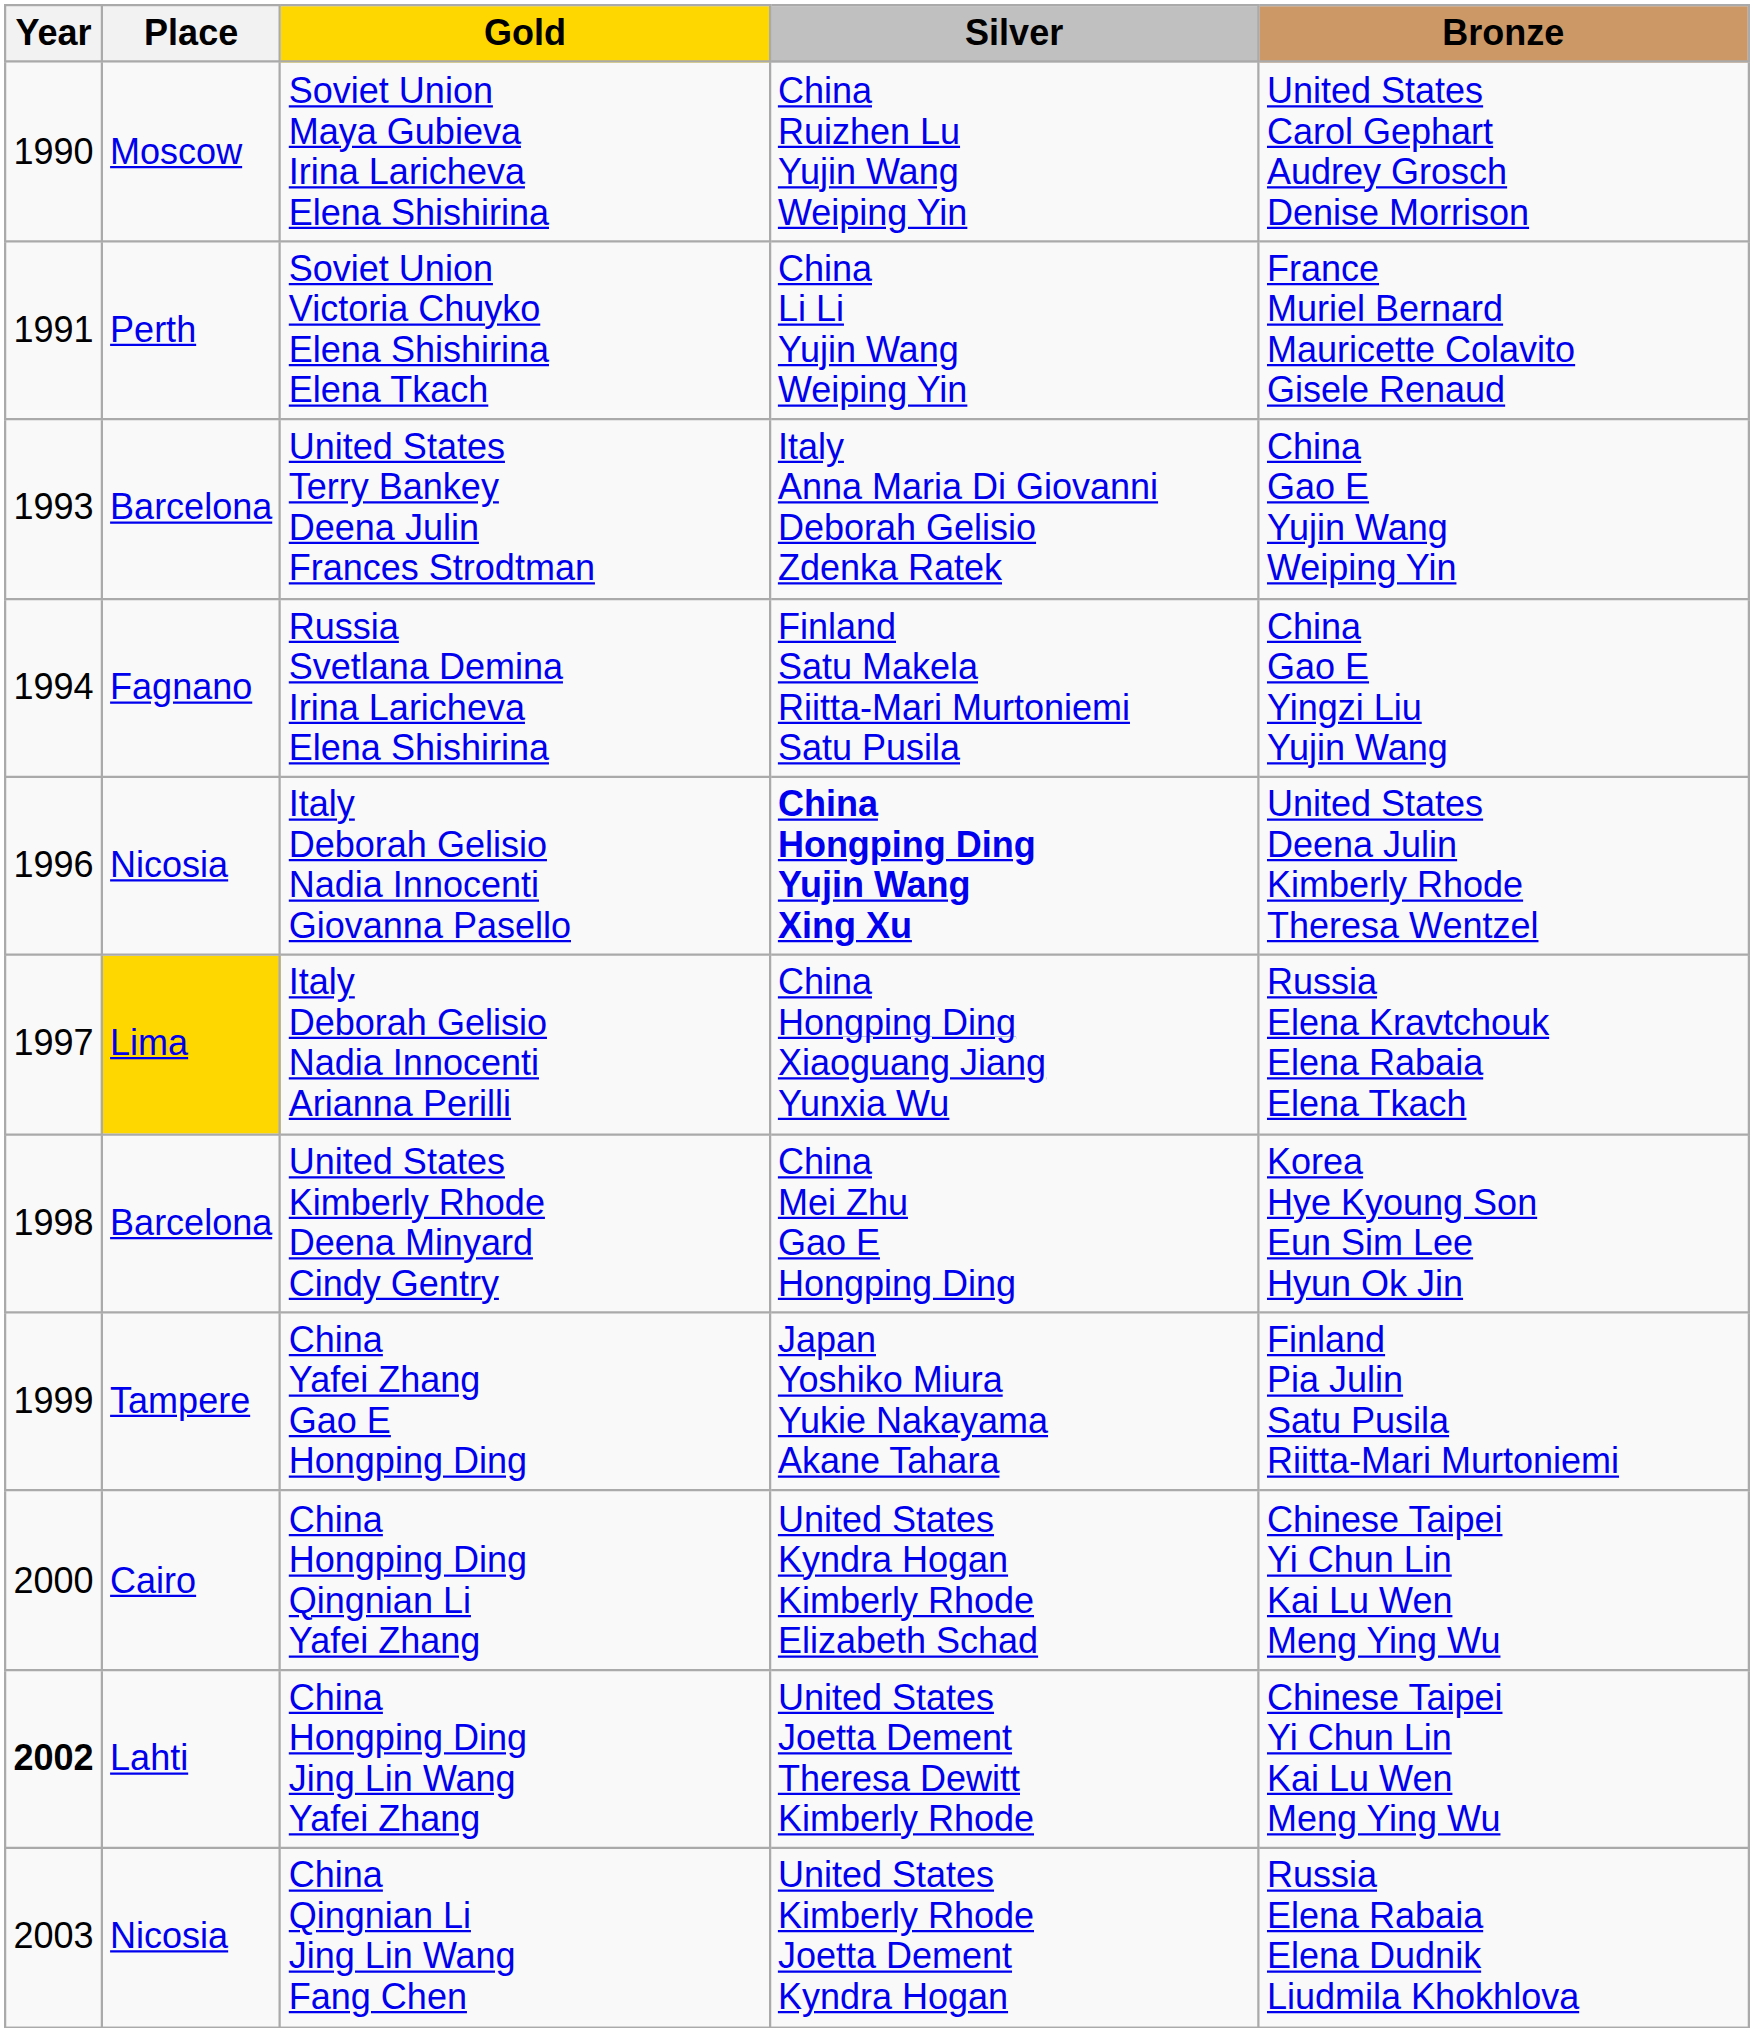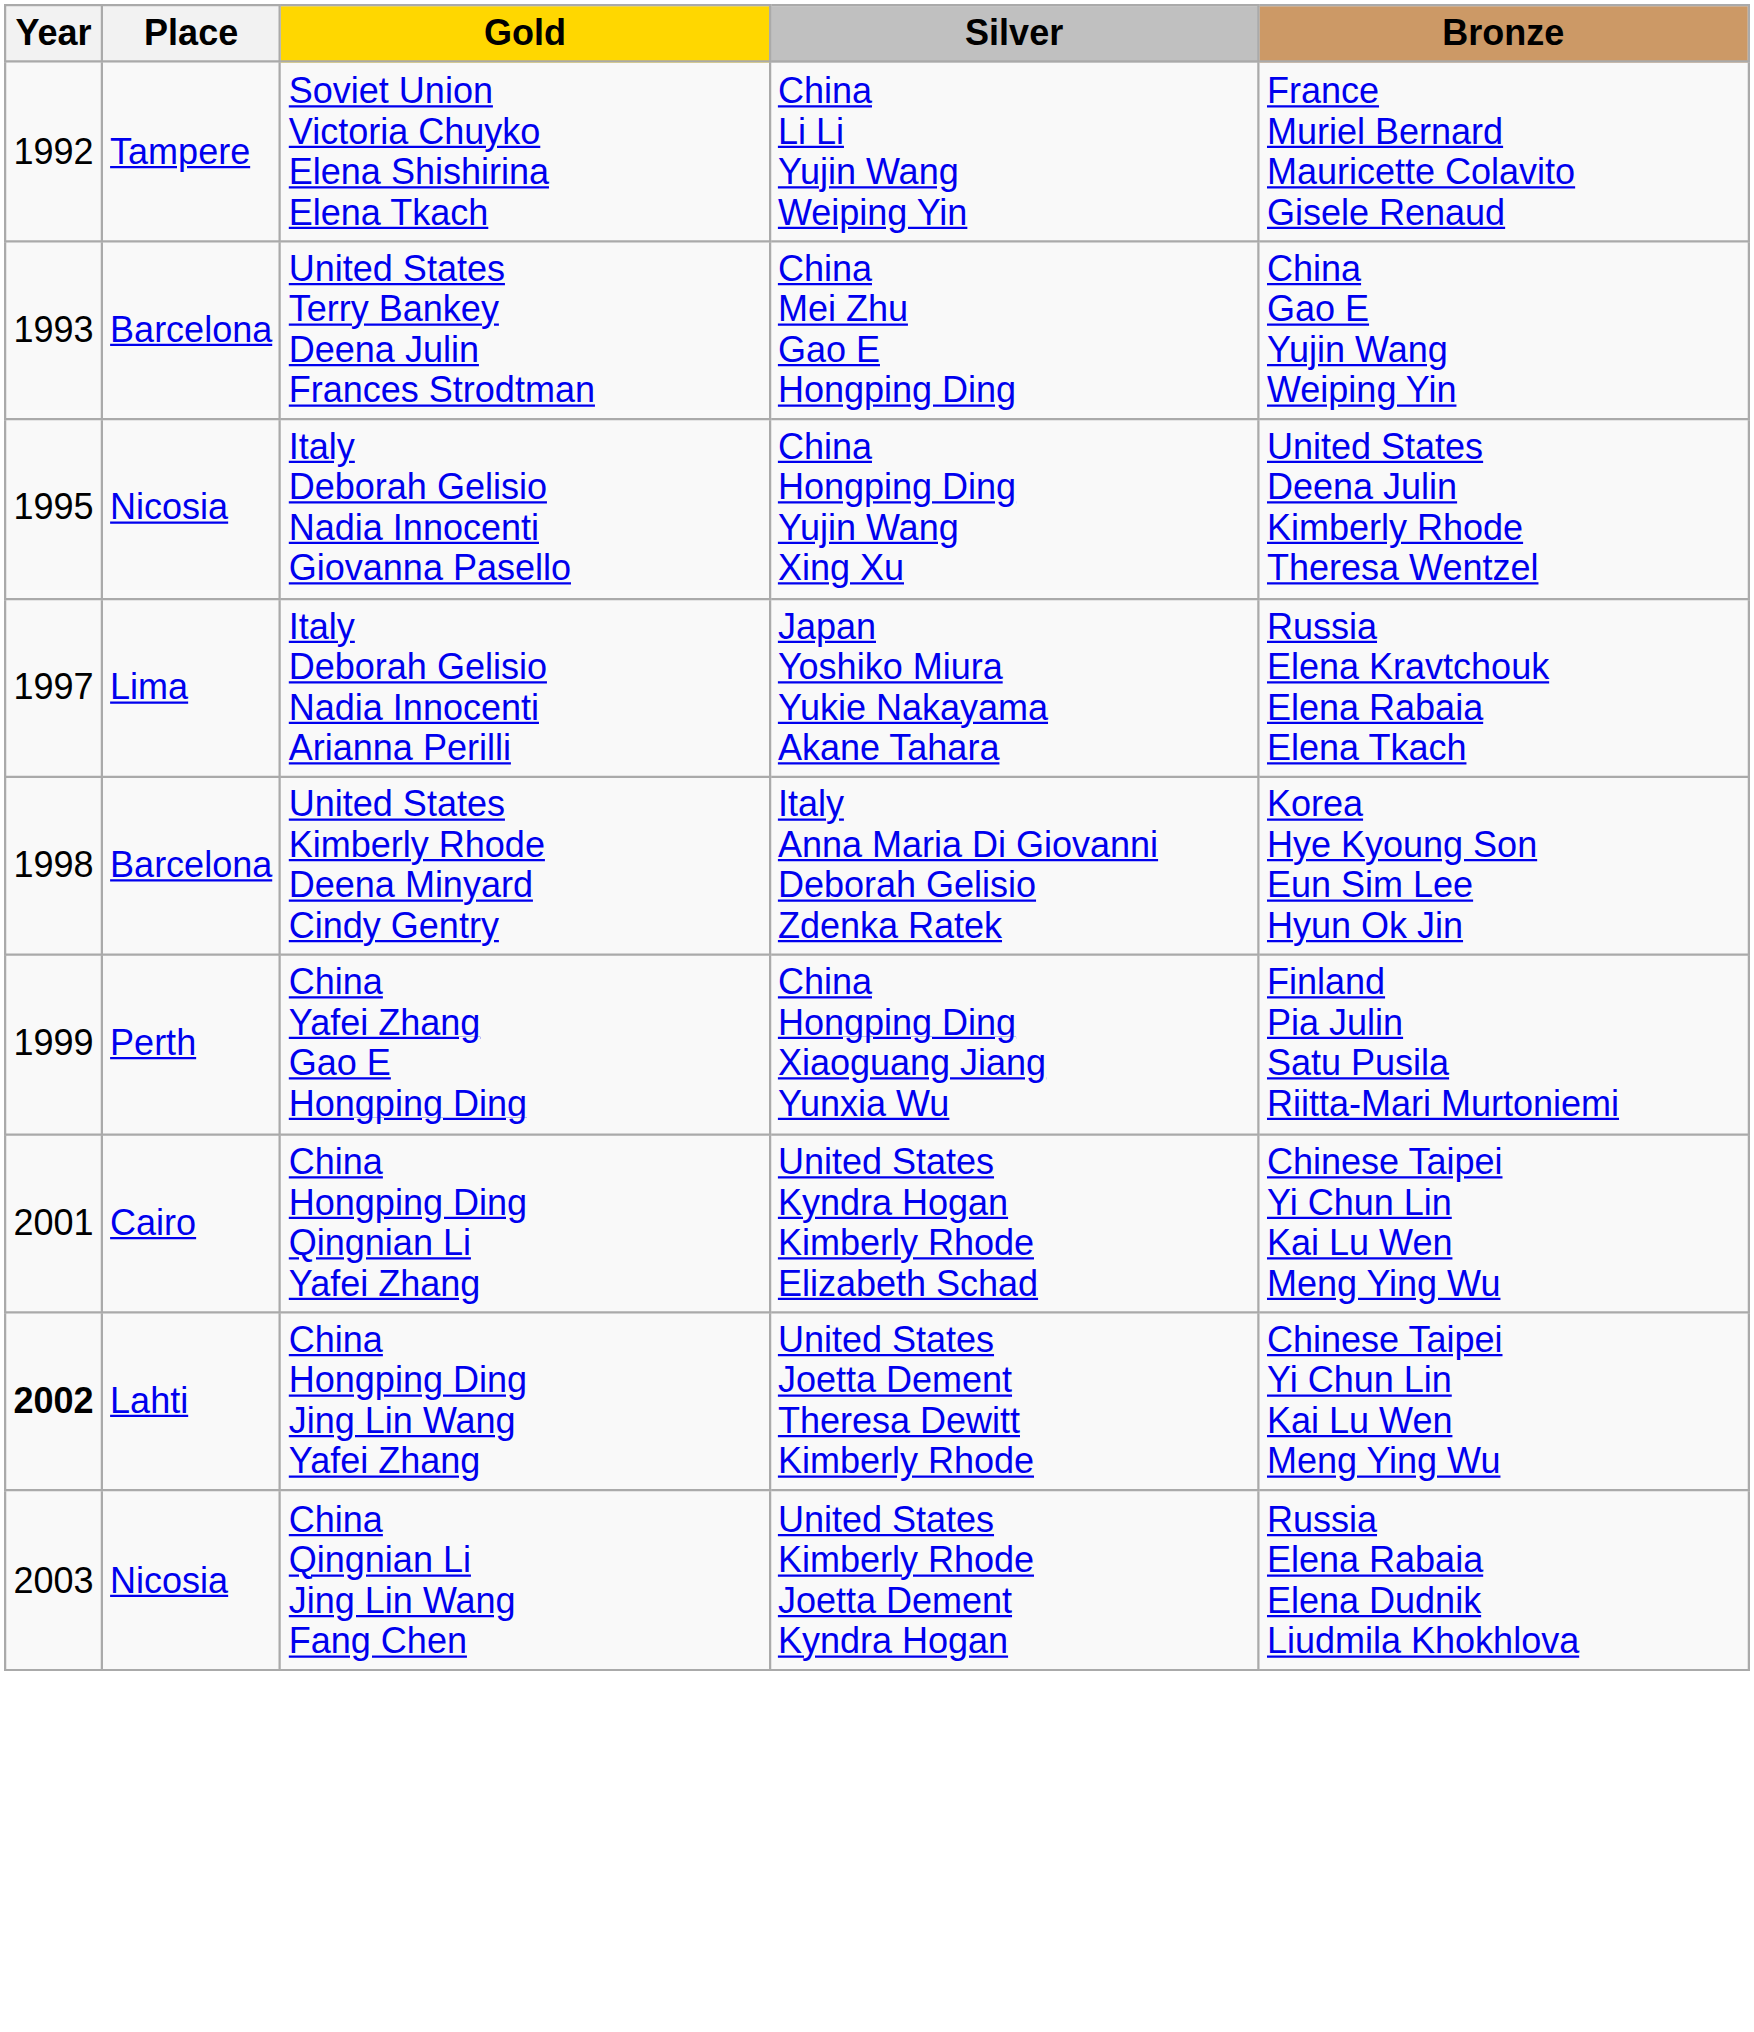- row: (419, 150)
(53, 329) 1991 -> (53, 150) 1992
(153, 329) Perth -> (180, 150) Tampere
(968, 508) Italy Anna Maria Di Giovanni Deborah Gelisio Zdenka Ratek -> (897, 329) China Mei Zhu Gao E Hongping Ding
- row: (426, 686)
(53, 865) 1996 -> (53, 508) 1995
(907, 865) bold -> (897, 508) normal
(149, 1043) gold background -> (149, 686) no background
(912, 1043) China Hongping Ding Xiaoguang Jiang Yunxia Wu -> (913, 686) Japan Yoshiko Miura Yukie Nakayama Akane Tahara
(897, 1222) China Mei Zhu Gao E Hongping Ding -> (968, 865) Italy Anna Maria Di Giovanni Deborah Gelisio Zdenka Ratek
(180, 1401) Tampere -> (153, 1043) Perth
(913, 1401) Japan Yoshiko Miura Yukie Nakayama Akane Tahara -> (912, 1043) China Hongping Ding Xiaoguang Jiang Yunxia Wu
(53, 1579) 2000 -> (53, 1222) 2001
